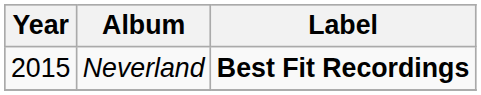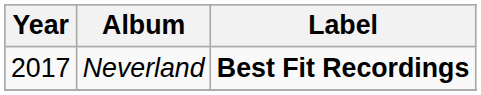(41, 68) 2015 -> (41, 68) 2017
